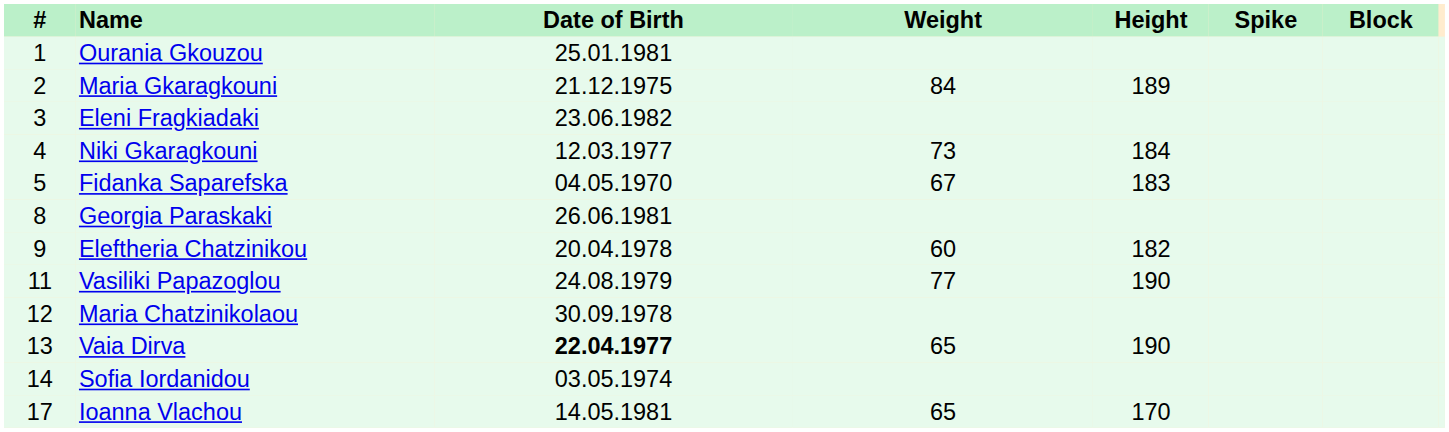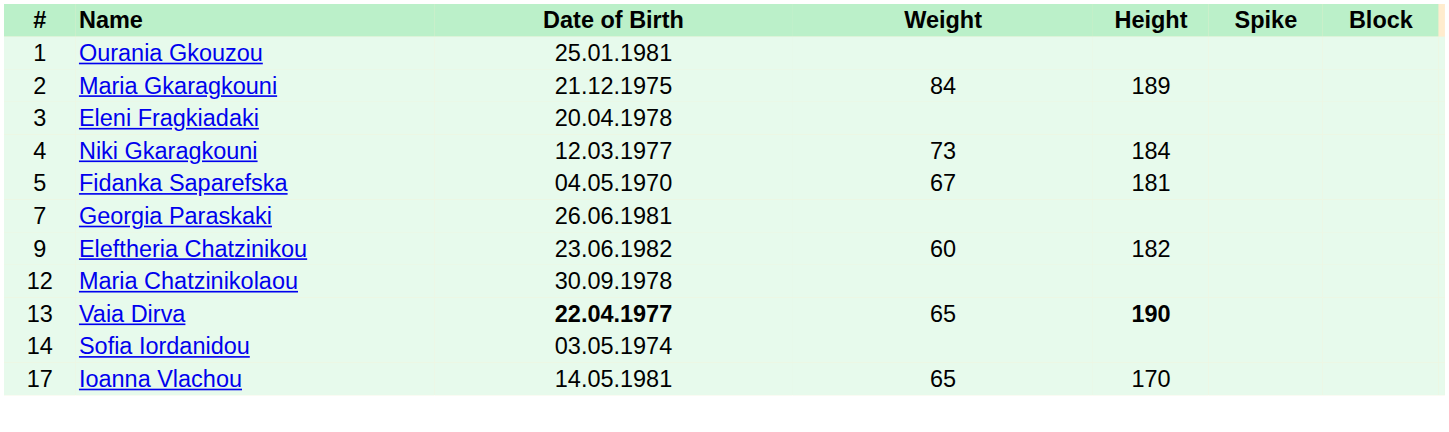(614, 118) 23.06.1982 -> (614, 118) 20.04.1978
(1151, 183) 183 -> (1151, 183) 181
(40, 216) 8 -> (40, 216) 7
(614, 249) 20.04.1978 -> (614, 249) 23.06.1982
- row: (180, 281)
(1151, 346) normal -> (1151, 314) bold
